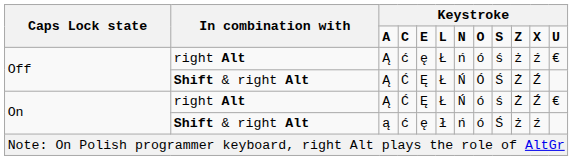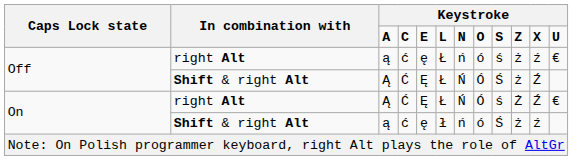(386, 59) Ą -> (386, 59) ą
(518, 80) Ż -> (518, 80) ż
(480, 102) ó -> (480, 102) Ó
